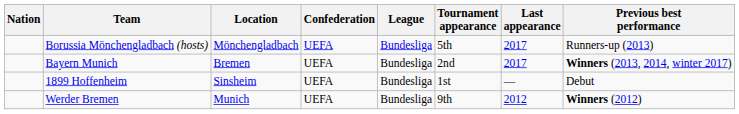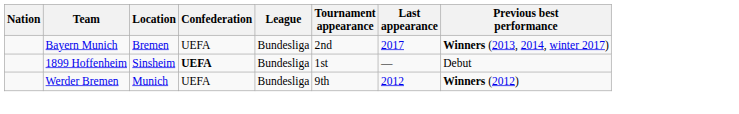- row: (127, 44)
(318, 81) normal -> (196, 63) bold
